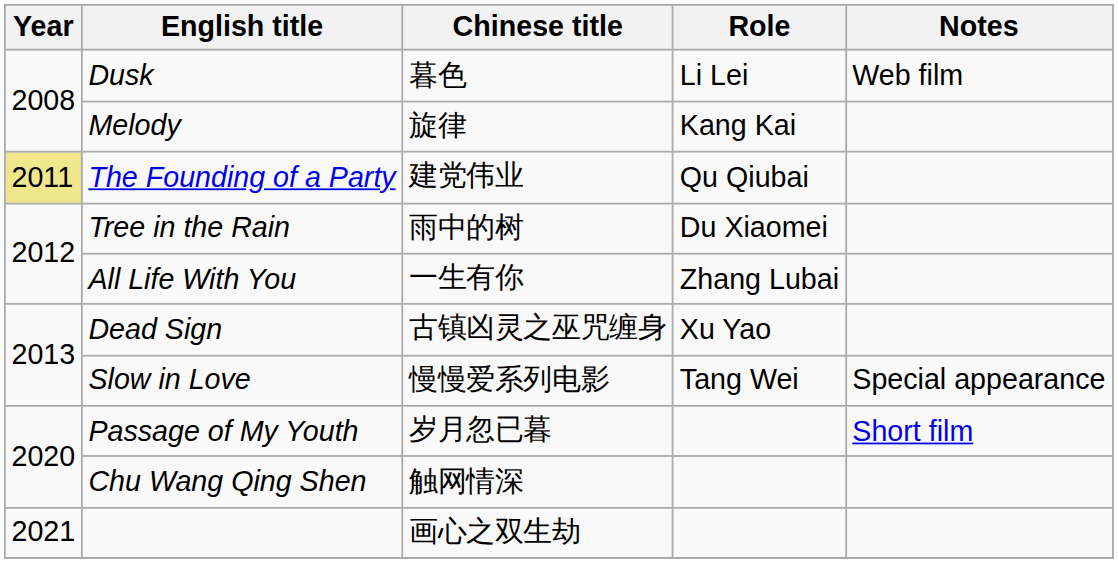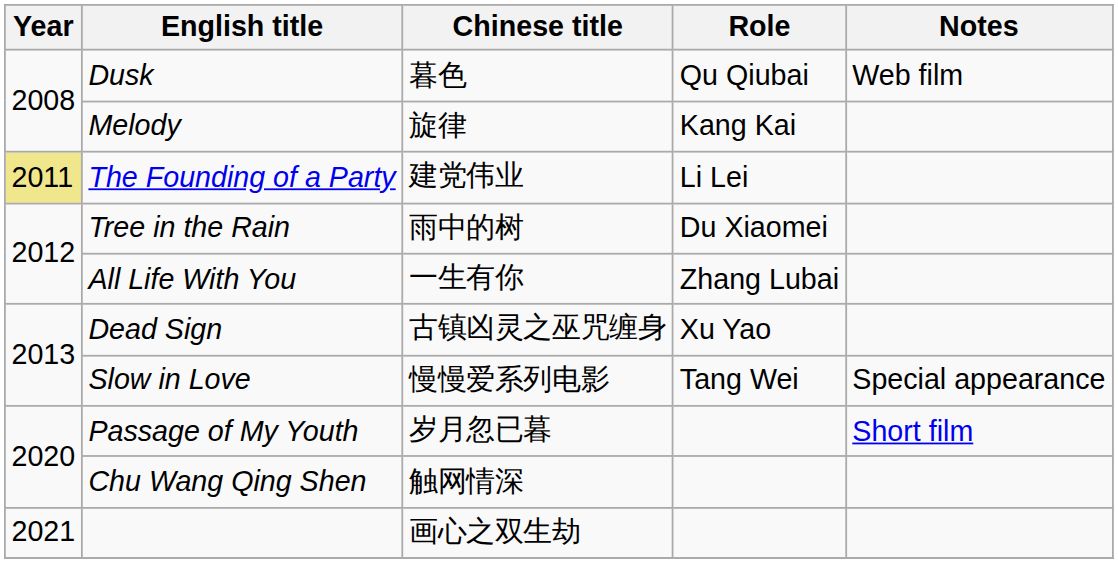(714, 75) Li Lei -> (744, 75) Qu Qiubai
(744, 176) Qu Qiubai -> (714, 176) Li Lei
